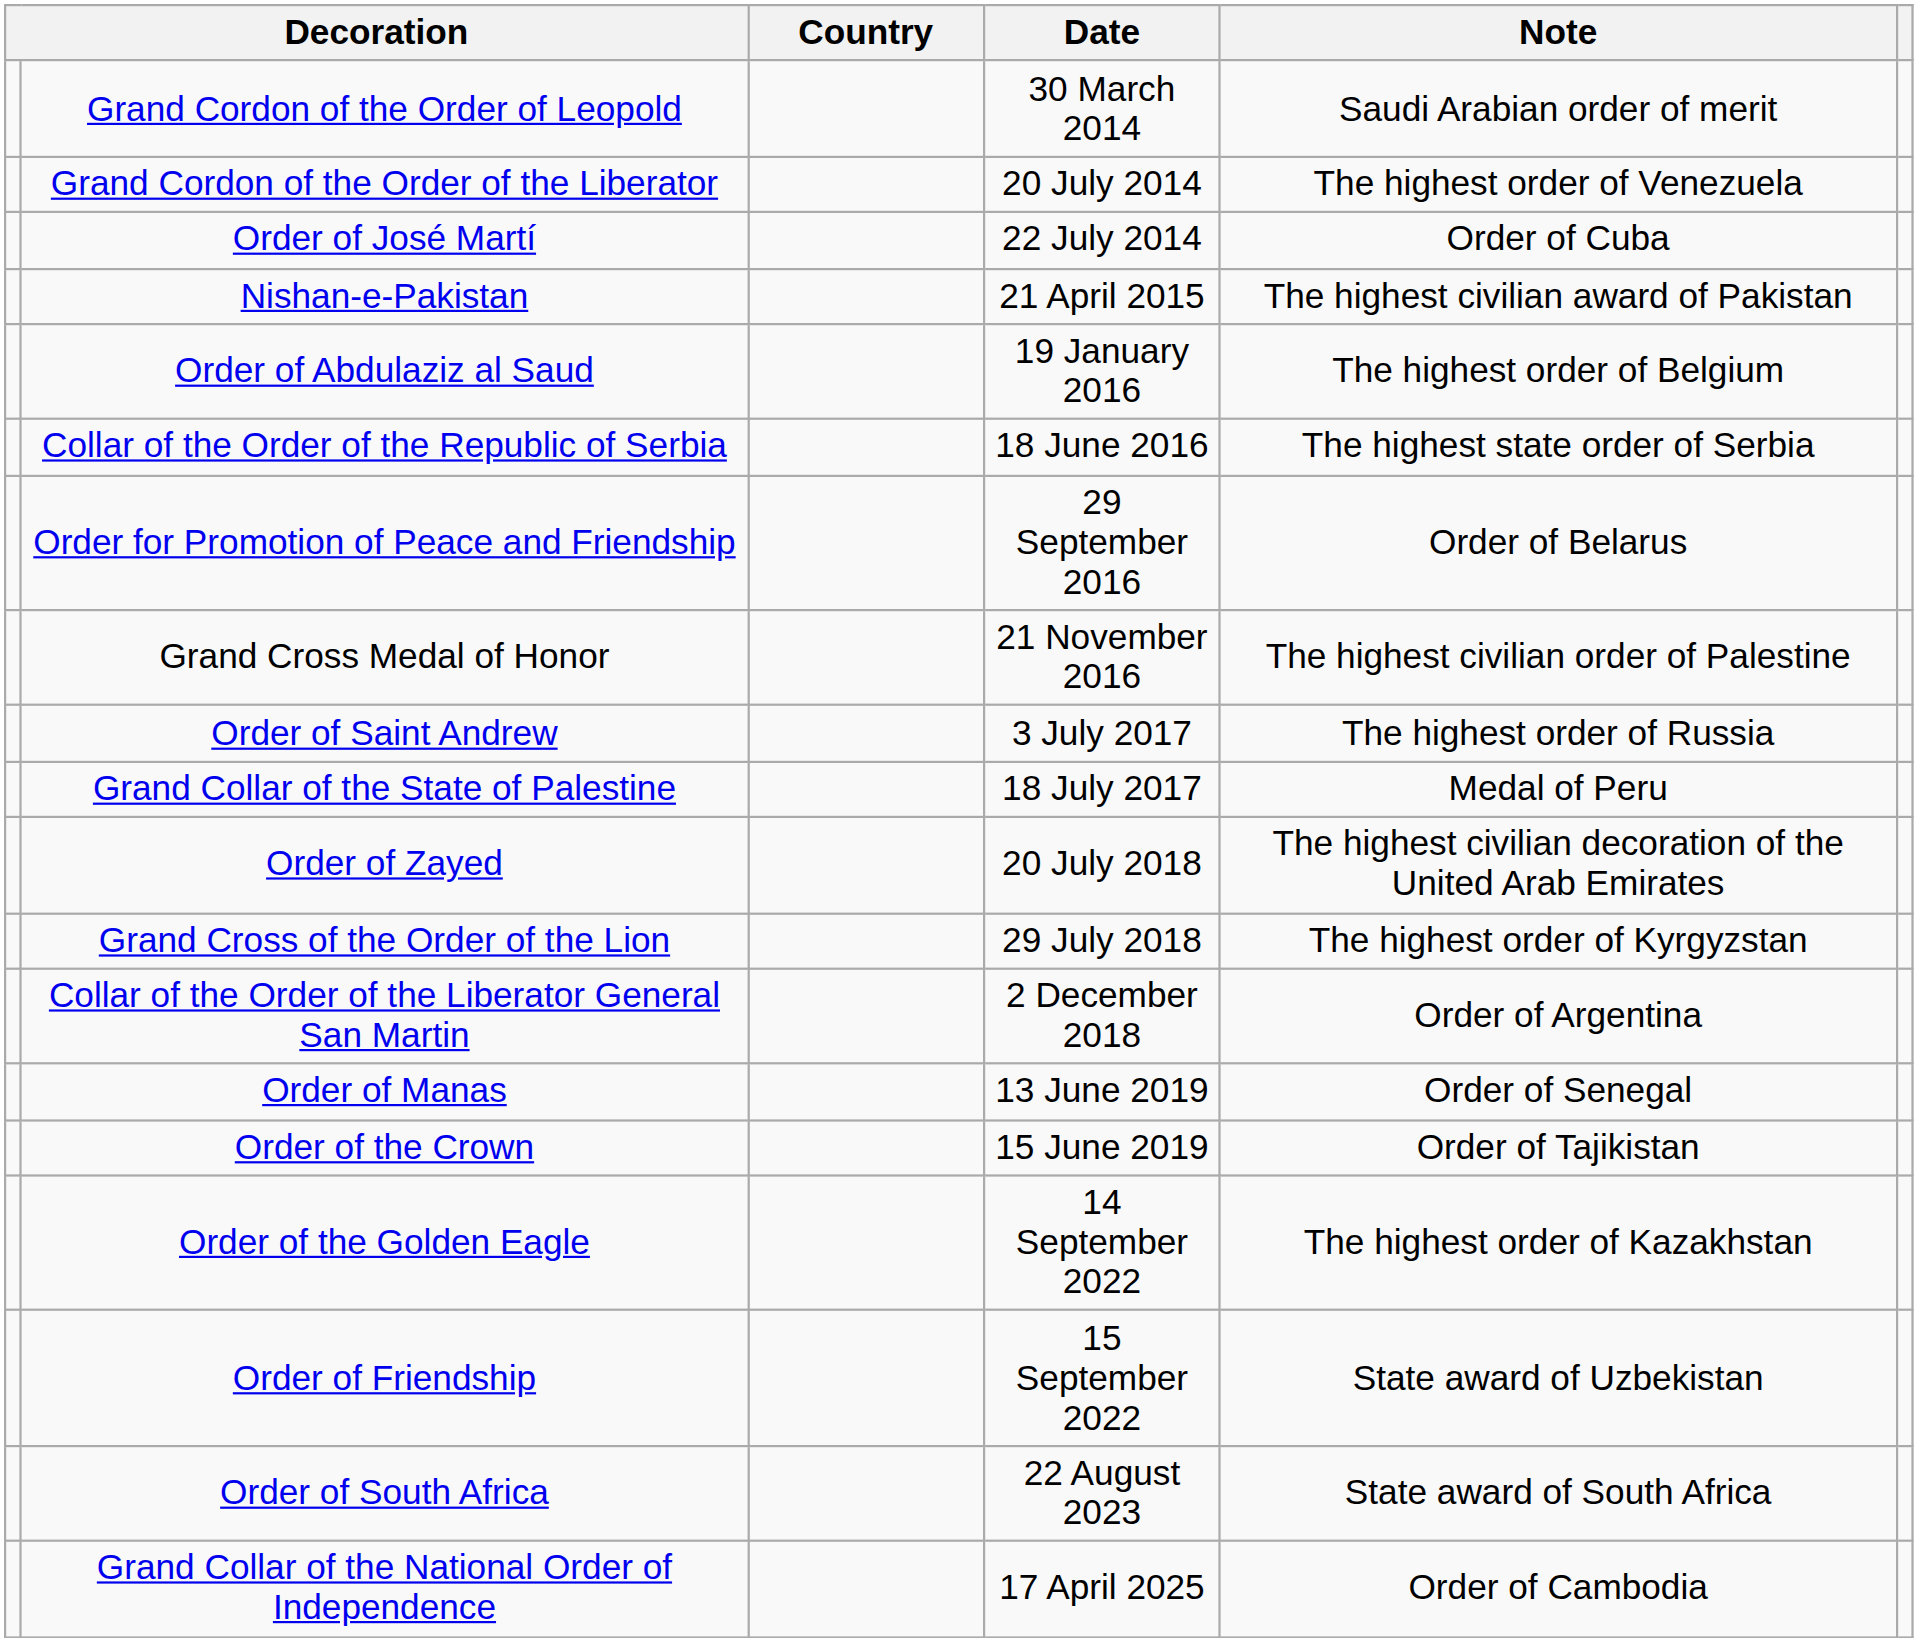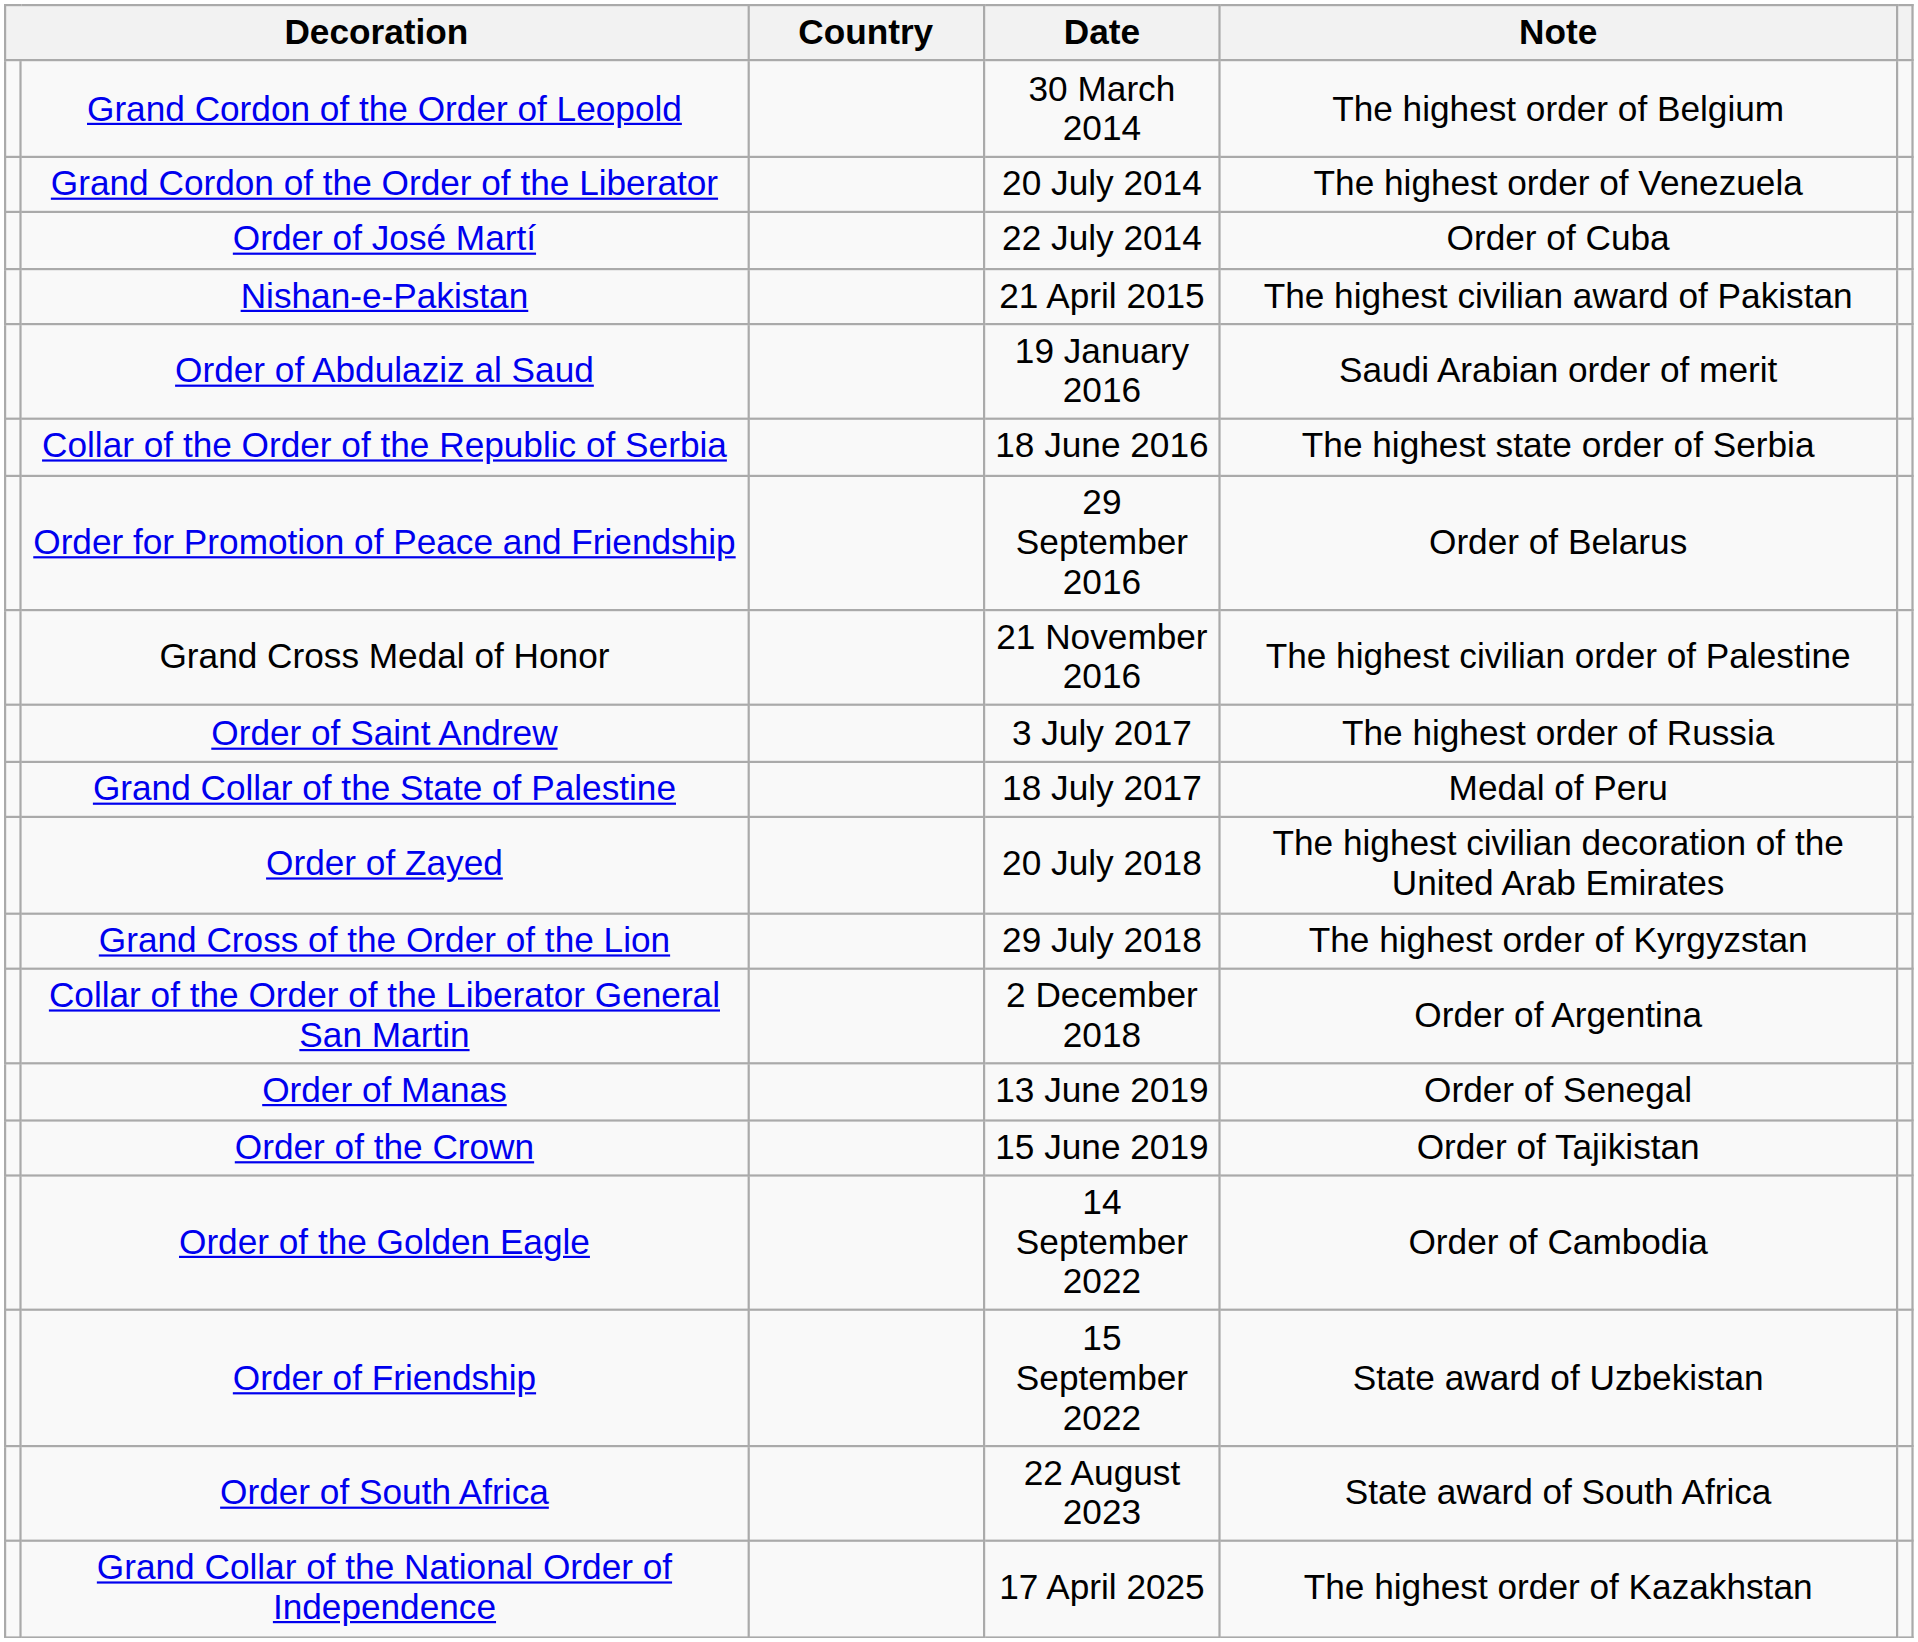(1558, 108) Saudi Arabian order of merit -> (1558, 108) The highest order of Belgium
(1558, 370) The highest order of Belgium -> (1558, 370) Saudi Arabian order of merit
(1558, 1242) The highest order of Kazakhstan -> (1558, 1242) Order of Cambodia
(1558, 1588) Order of Cambodia -> (1558, 1588) The highest order of Kazakhstan
